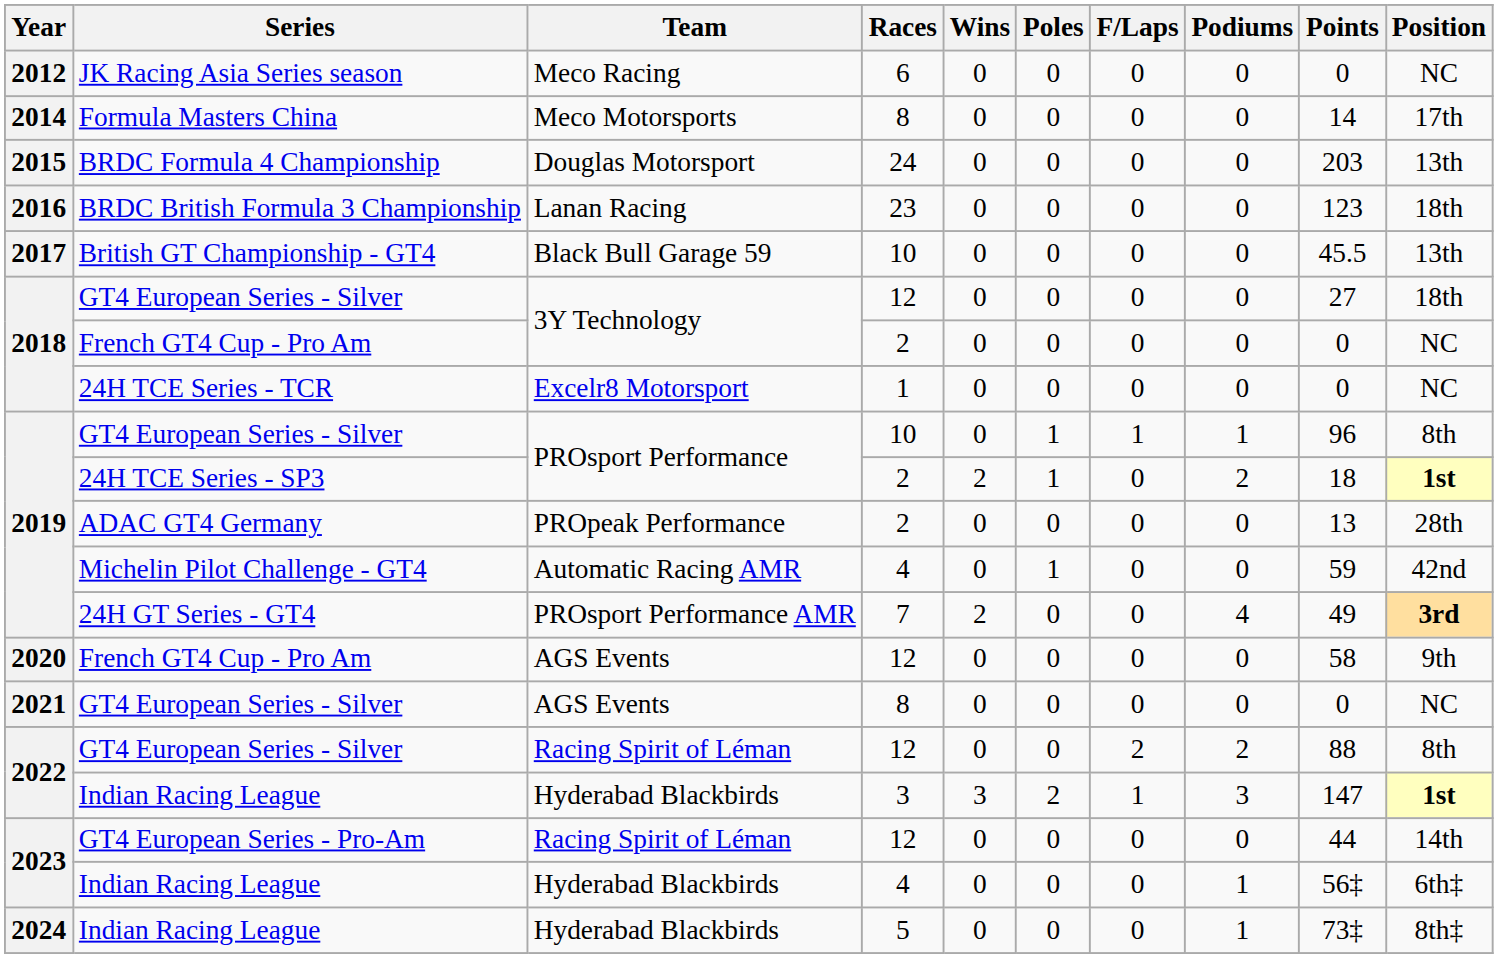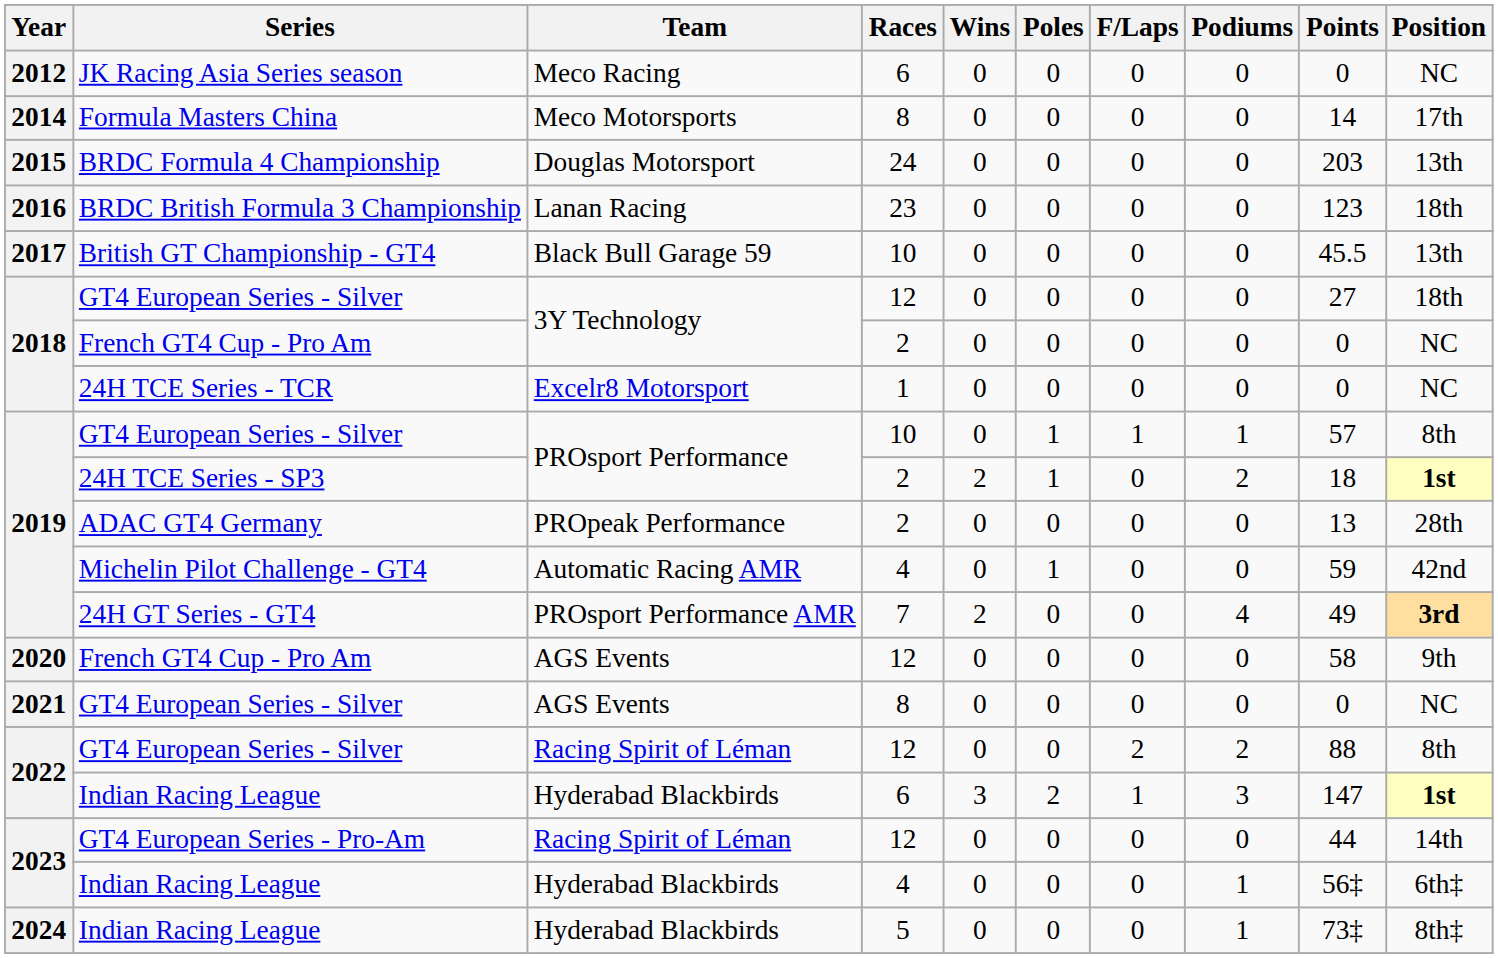(1343, 433) 96 -> (1343, 433) 57
(903, 794) 3 -> (903, 794) 6
